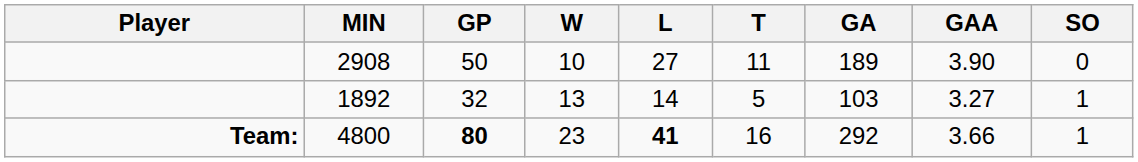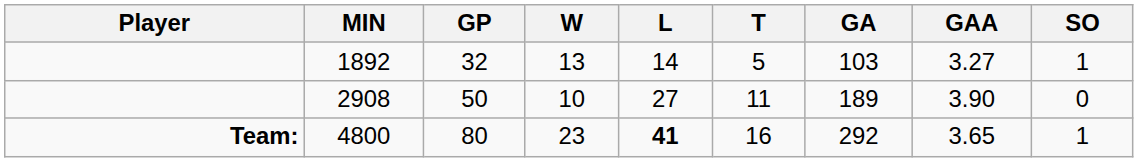rows swapped: (364, 99) <-> (364, 61)
(474, 136) bold -> (474, 136) normal
(972, 136) 3.66 -> (972, 136) 3.65
